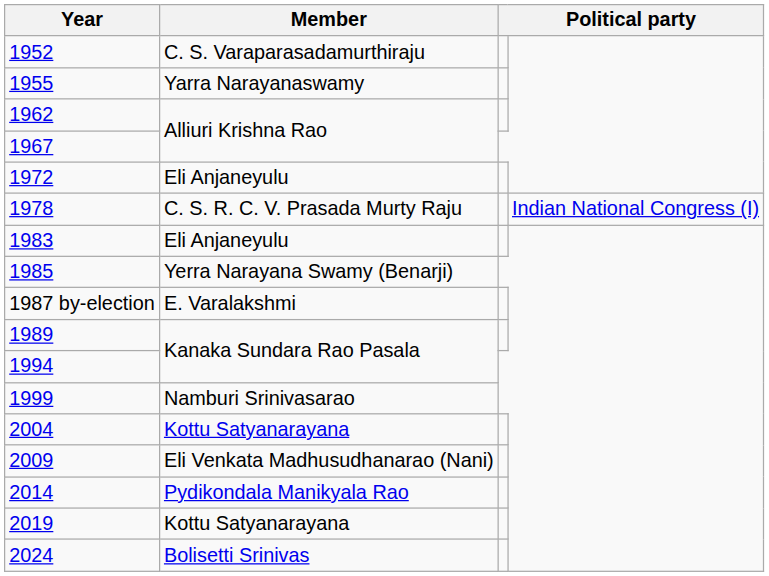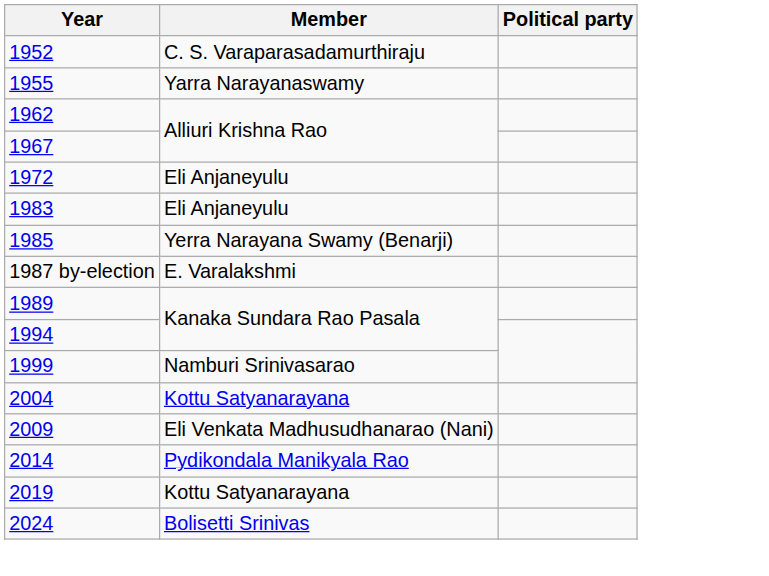- row: (31, 209)
